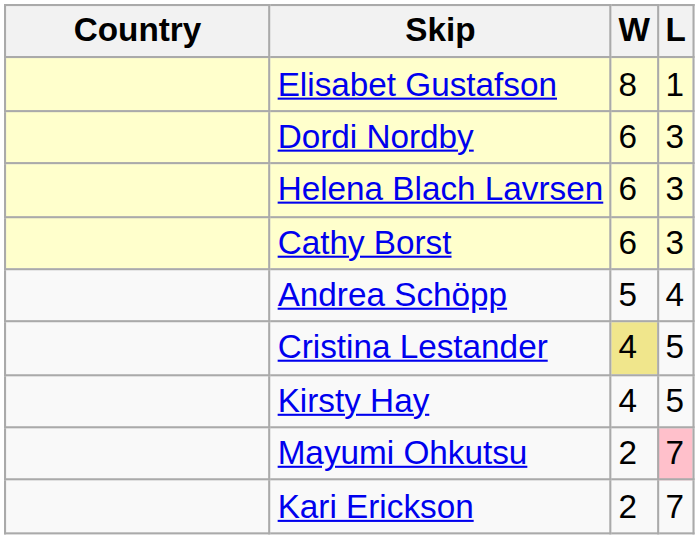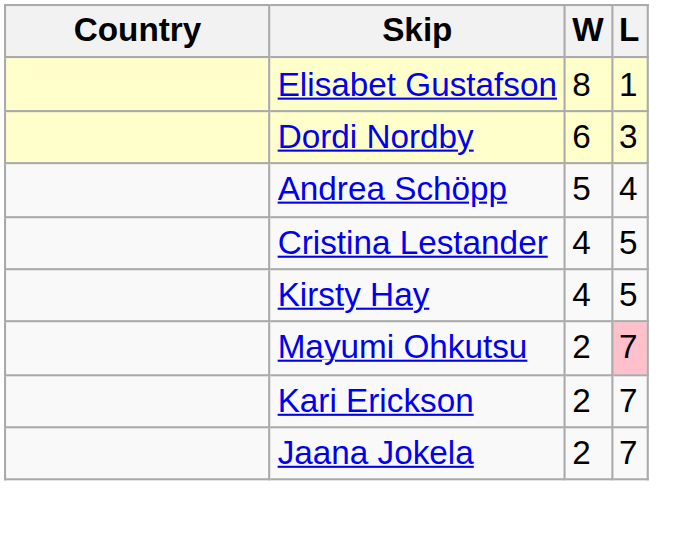- row: (440, 189)
- row: (365, 242)
(628, 347) khaki background -> (582, 242) no background
+ row: (376, 453)
